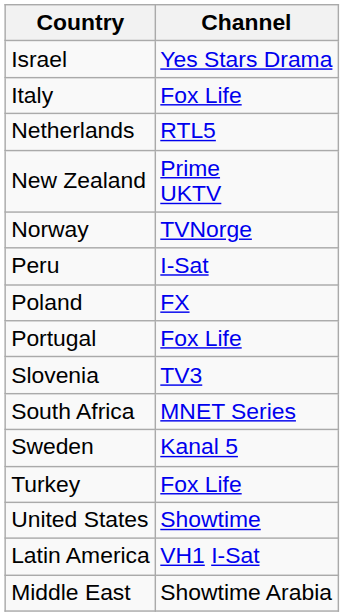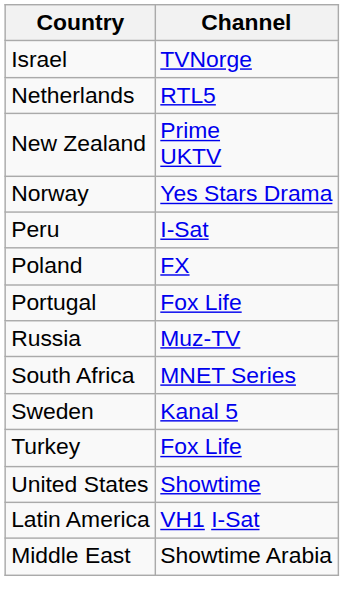(246, 58) Yes Stars Drama -> (206, 58) TVNorge
- row: (32, 95)
(206, 229) TVNorge -> (246, 193) Yes Stars Drama
+ row: (46, 338)
- row: (55, 374)
